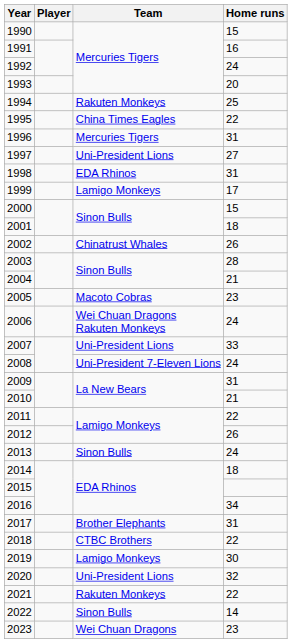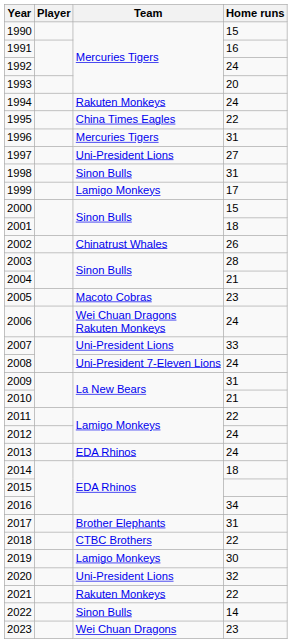(232, 102) 25 -> (232, 102) 24
(106, 173) EDA Rhinos -> (104, 173) Sinon Bulls
(232, 434) 26 -> (232, 434) 24
(104, 452) Sinon Bulls -> (106, 452) EDA Rhinos
